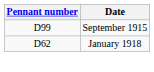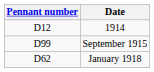+ row: (115, 28)
